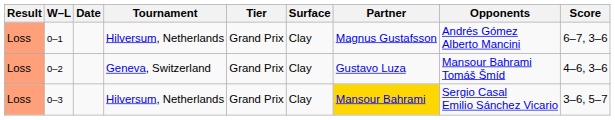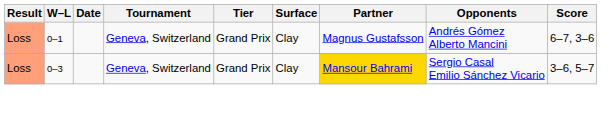(165, 37) Hilversum, Netherlands -> (158, 37) Geneva, Switzerland
- row: (55, 69)
(165, 99) Hilversum, Netherlands -> (158, 68) Geneva, Switzerland
